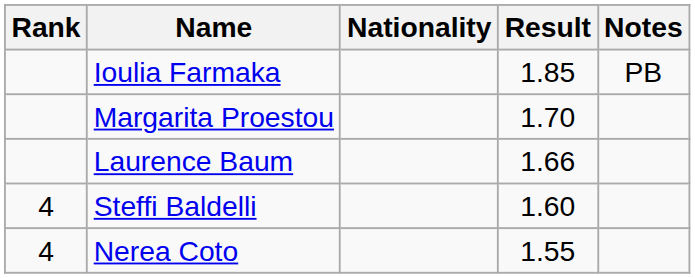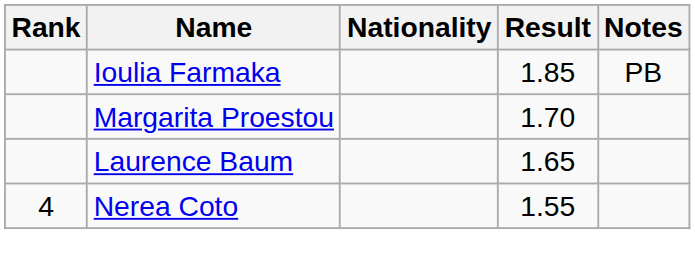(548, 162) 1.66 -> (548, 162) 1.65
- row: (175, 207)
